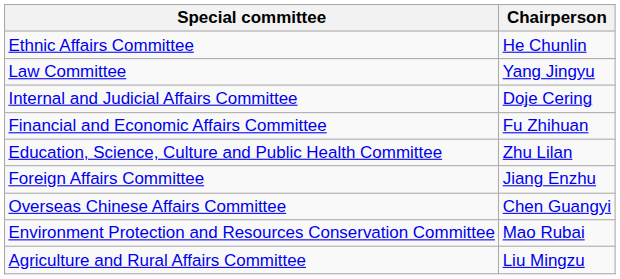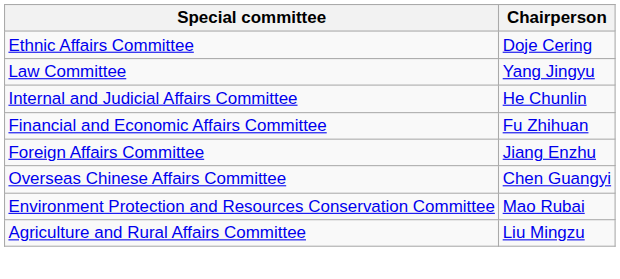(545, 44) He Chunlin -> (547, 44) Doje Cering
(547, 98) Doje Cering -> (545, 98) He Chunlin
- row: (225, 152)
